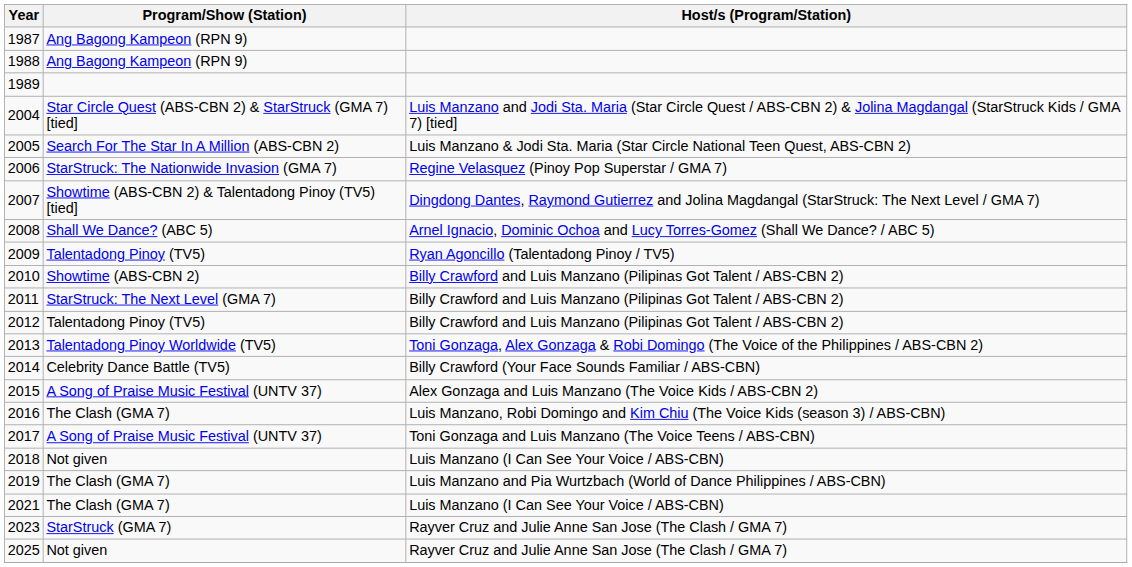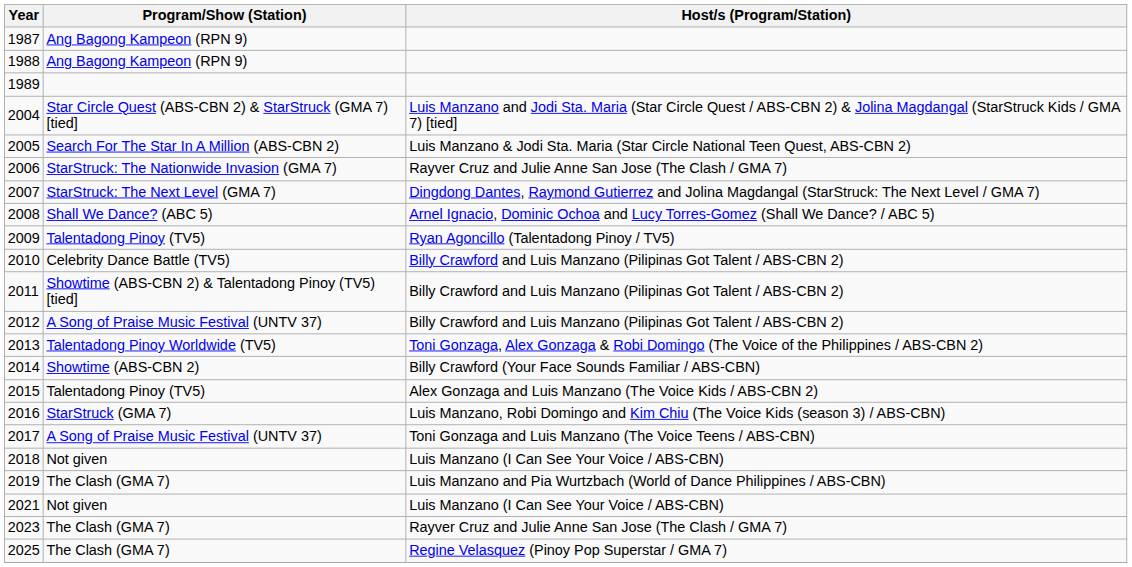(568, 169) Regine Velasquez (Pinoy Pop Superstar / GMA 7) -> (598, 169) Rayver Cruz and Julie Anne San Jose (The Clash / GMA 7)
(211, 200) Showtime (ABS-CBN 2) & Talentadong Pinoy (TV5) [tied] -> (161, 191) StarStruck: The Next Level (GMA 7)
(123, 276) Showtime (ABS-CBN 2) -> (138, 260) Celebrity Dance Battle (TV5)
(161, 299) StarStruck: The Next Level (GMA 7) -> (211, 291) Showtime (ABS-CBN 2) & Talentadong Pinoy (TV5) [tied]
(126, 322) Talentadong Pinoy (TV5) -> (184, 322) A Song of Praise Music Festival (UNTV 37)
(138, 368) Celebrity Dance Battle (TV5) -> (123, 368) Showtime (ABS-CBN 2)
(184, 390) A Song of Praise Music Festival (UNTV 37) -> (126, 390) Talentadong Pinoy (TV5)
(108, 413) The Clash (GMA 7) -> (109, 413) StarStruck (GMA 7)
(108, 505) The Clash (GMA 7) -> (77, 505) Not given
(109, 527) StarStruck (GMA 7) -> (108, 527) The Clash (GMA 7)
(77, 550) Not given -> (108, 550) The Clash (GMA 7)
(598, 550) Rayver Cruz and Julie Anne San Jose (The Clash / GMA 7) -> (568, 550) Regine Velasquez (Pinoy Pop Superstar / GMA 7)
